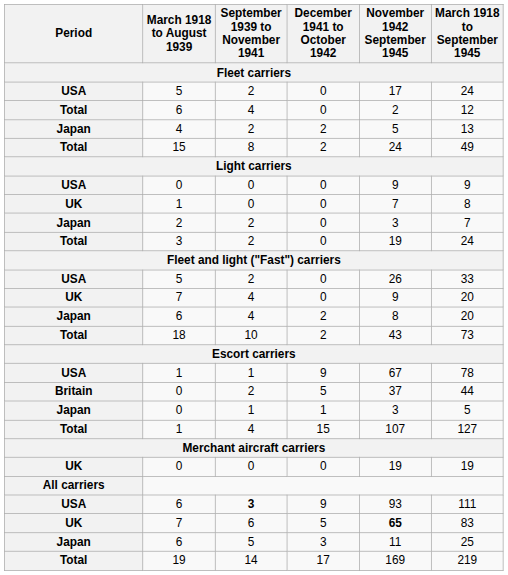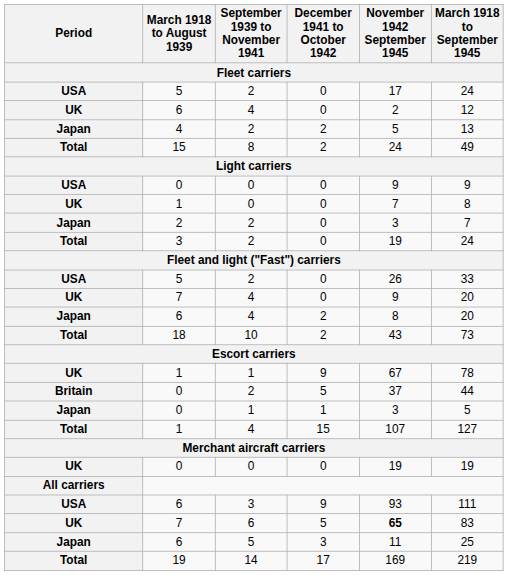(74, 110) Total -> (74, 110) UK
(74, 373) USA -> (74, 373) UK
(251, 504) bold -> (251, 504) normal
